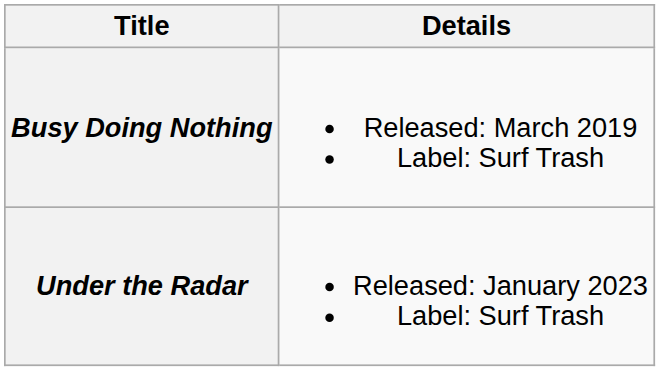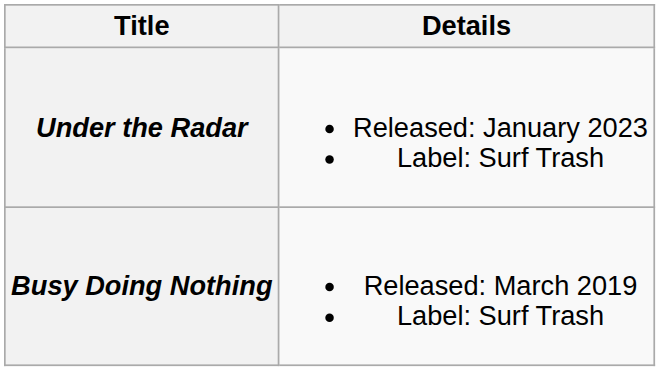rows swapped: (142, 127) <-> (142, 285)
